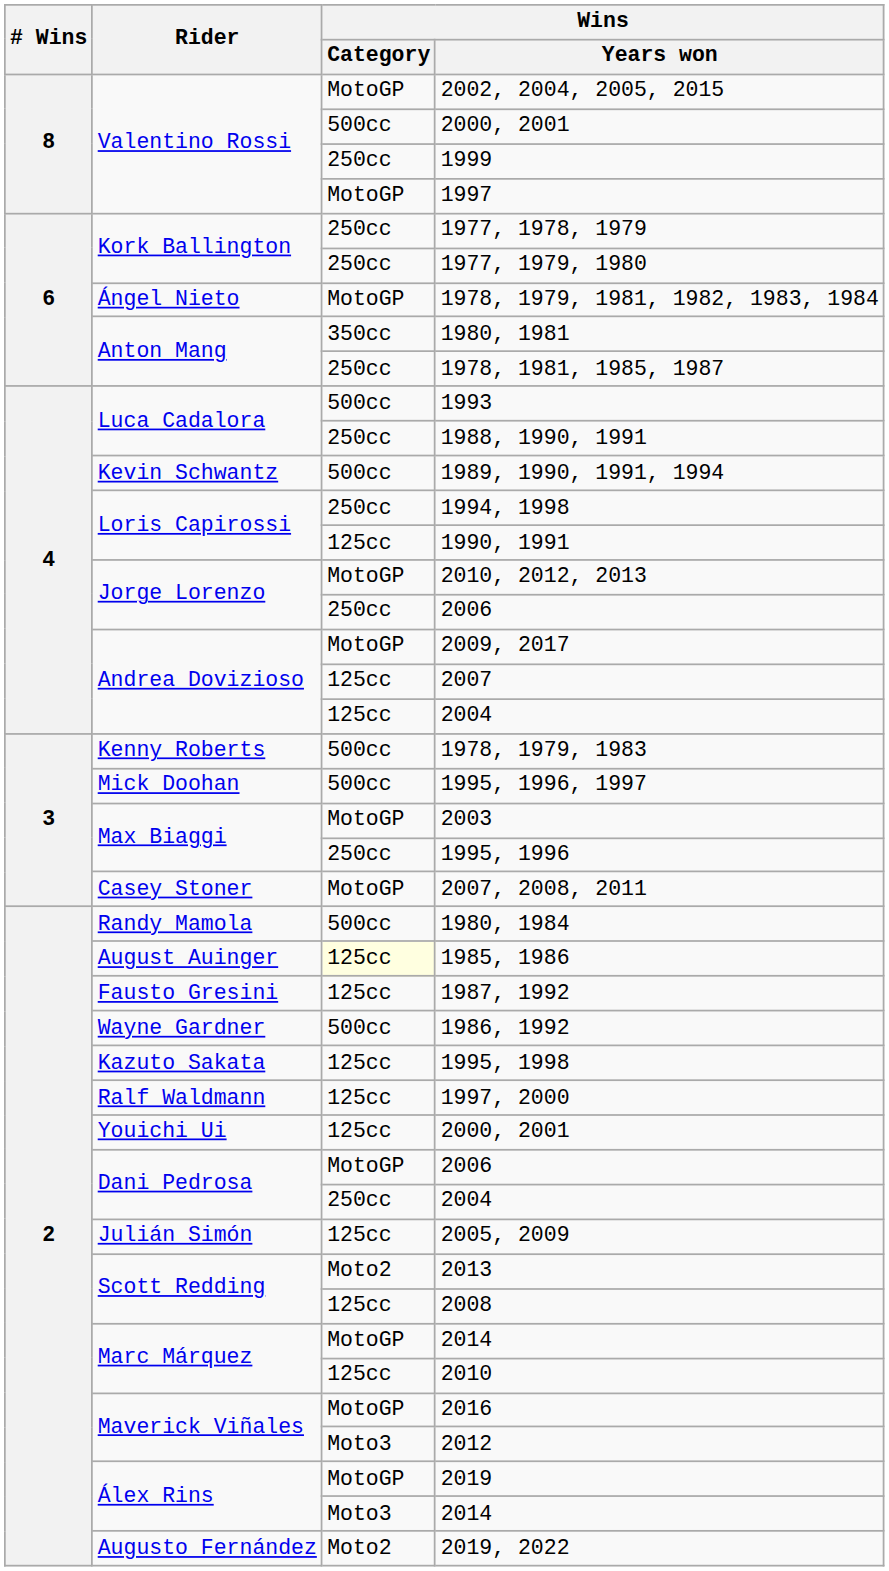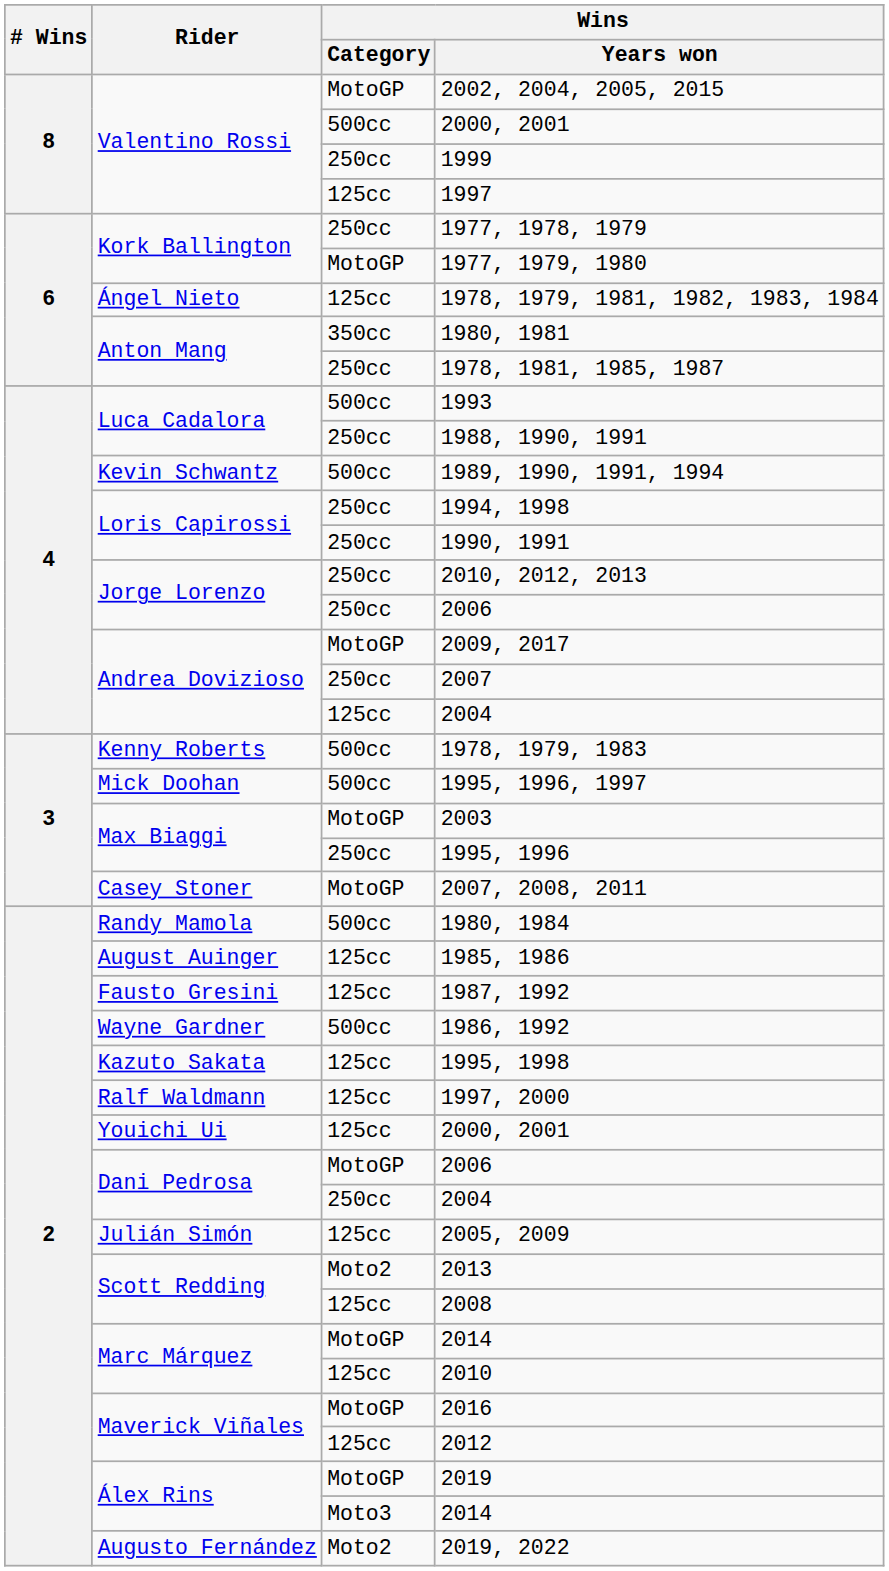(366, 196) MotoGP -> (359, 196) 125cc
(359, 265) 250cc -> (366, 265) MotoGP
(366, 300) MotoGP -> (359, 300) 125cc
(359, 543) 125cc -> (359, 543) 250cc
(366, 578) MotoGP -> (359, 578) 250cc
(359, 682) 125cc -> (359, 682) 250cc
(359, 959) lightyellow background -> (359, 959) no background
(359, 1445) Moto3 -> (359, 1445) 125cc
